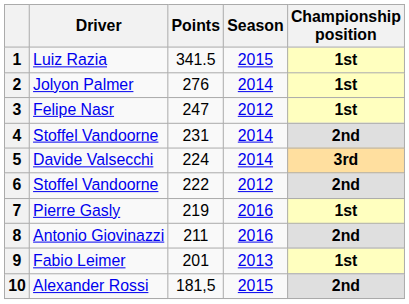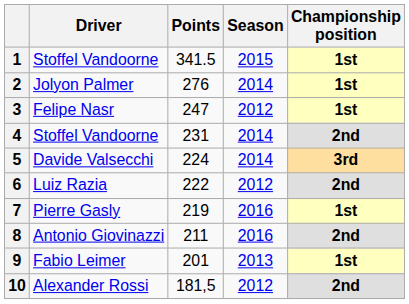(70, 60) Luiz Razia -> (96, 60) Stoffel Vandoorne
(96, 185) Stoffel Vandoorne -> (70, 185) Luiz Razia
(255, 286) 2015 -> (255, 286) 2012
